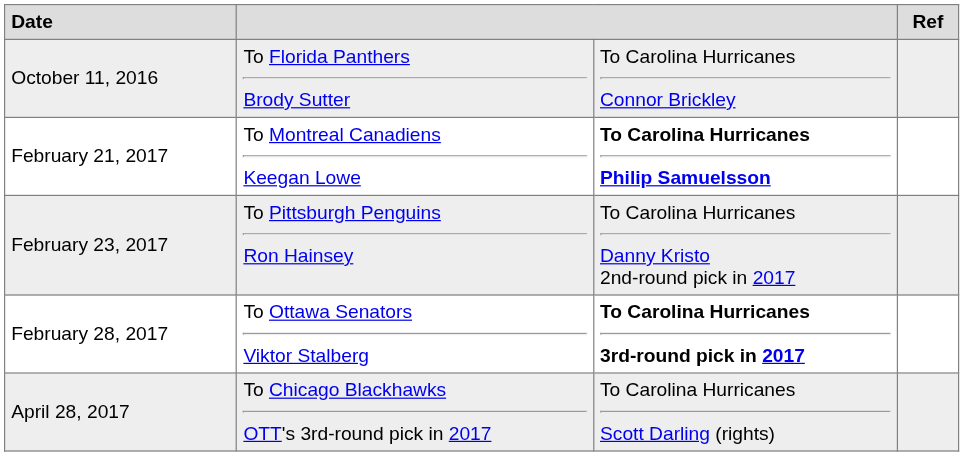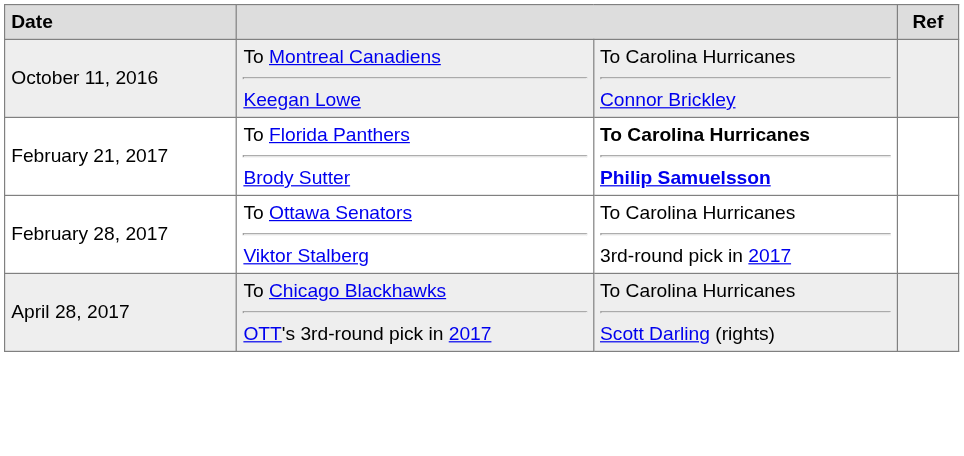(415, 78) To Florida Panthers Brody Sutter -> (415, 78) To Montreal Canadiens Keegan Lowe
(415, 156) To Montreal Canadiens Keegan Lowe -> (415, 156) To Florida Panthers Brody Sutter
- row: (90, 245)
(746, 333) bold -> (746, 234) normal
